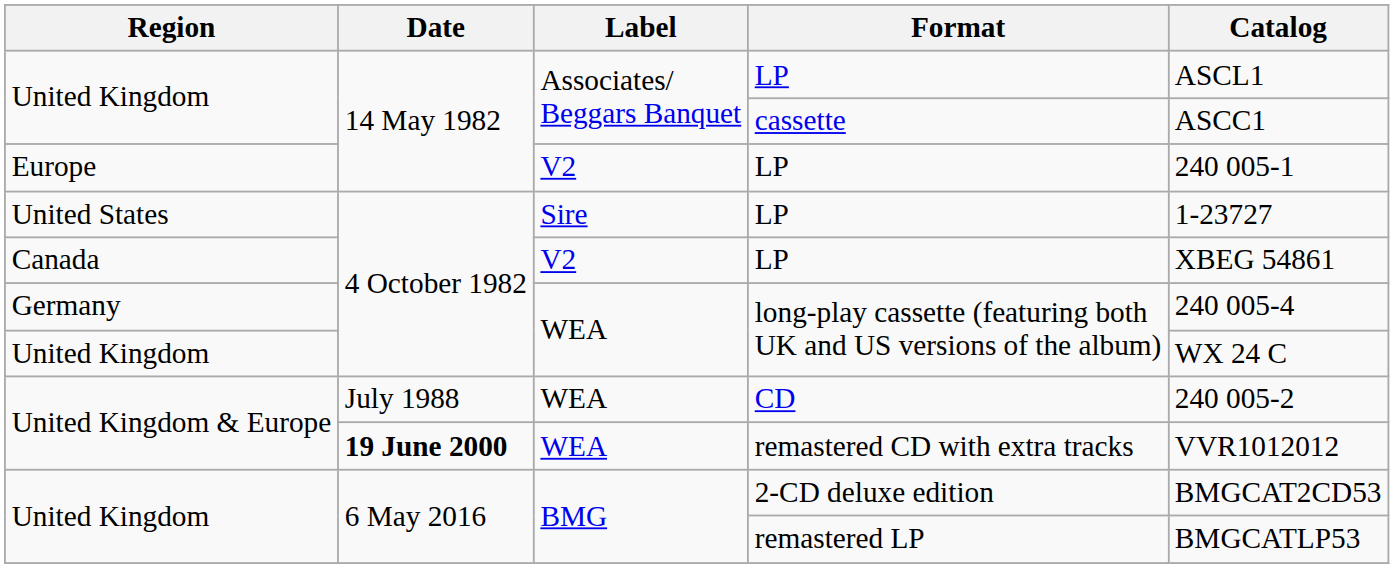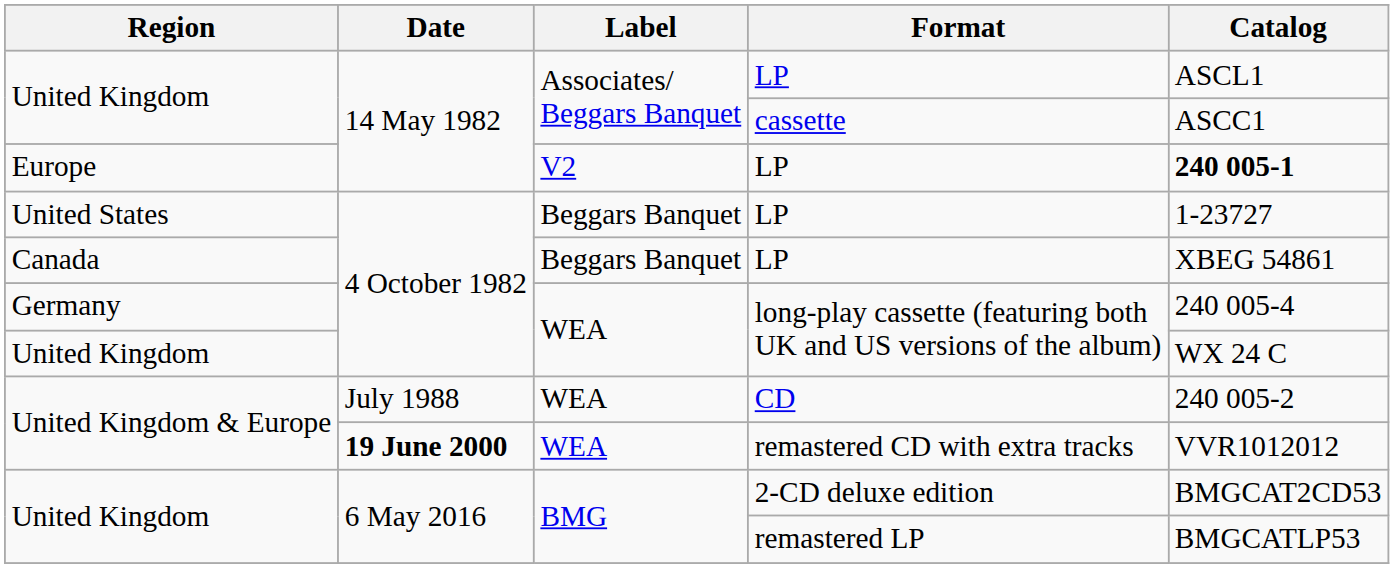(1235, 167) normal -> (1235, 167) bold
(564, 213) Sire -> (641, 213) Beggars Banquet
(558, 259) V2 -> (641, 259) Beggars Banquet
